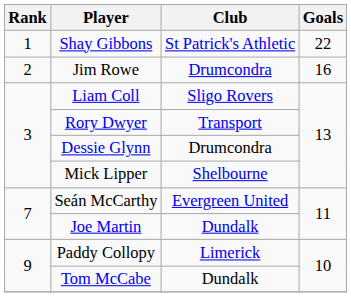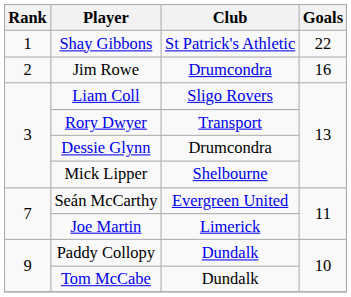(230, 226) Dundalk -> (230, 226) Limerick
(230, 252) Limerick -> (230, 252) Dundalk
